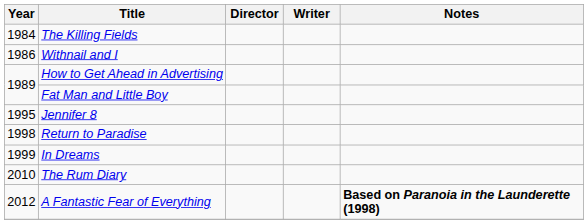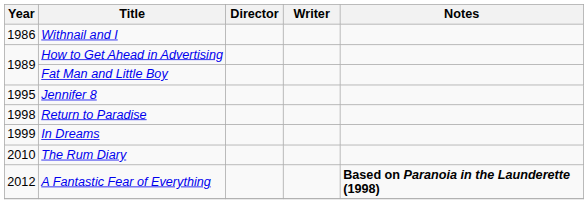- row: (89, 34)
